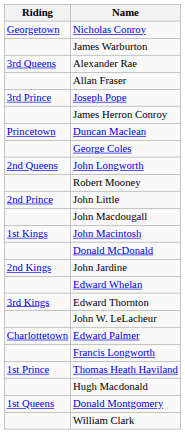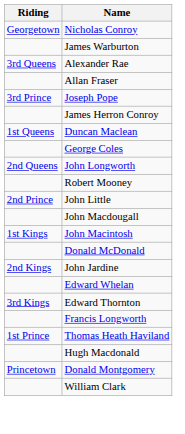(31, 132) Princetown -> (30, 132) 1st Queens
- row: (115, 319)
- row: (106, 336)
(30, 404) 1st Queens -> (31, 370) Princetown
